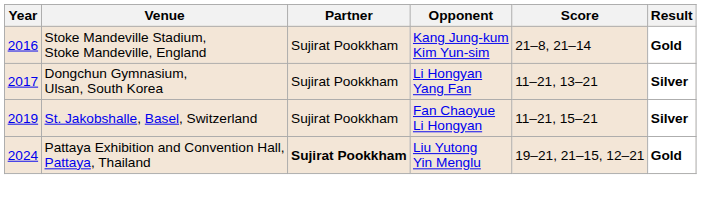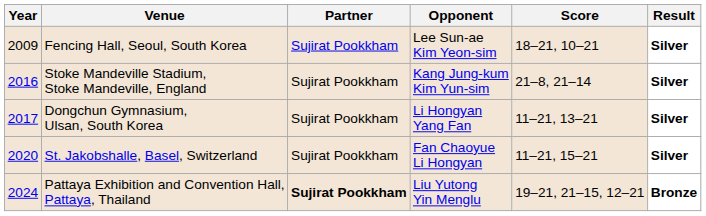+ row: (146, 45)
(666, 45) Gold -> (669, 82) Silver
(23, 119) 2019 -> (23, 155) 2020
(666, 155) Gold -> (674, 192) Bronze
